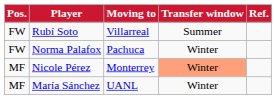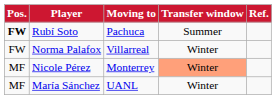(17, 31) normal -> (17, 31) bold
(128, 31) Villarreal -> (125, 31) Pachuca
(125, 49) Pachuca -> (128, 49) Villarreal
